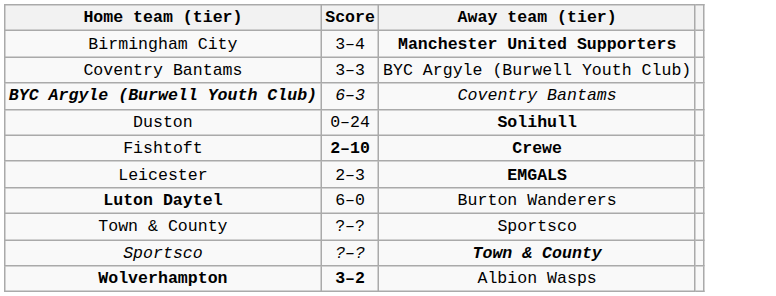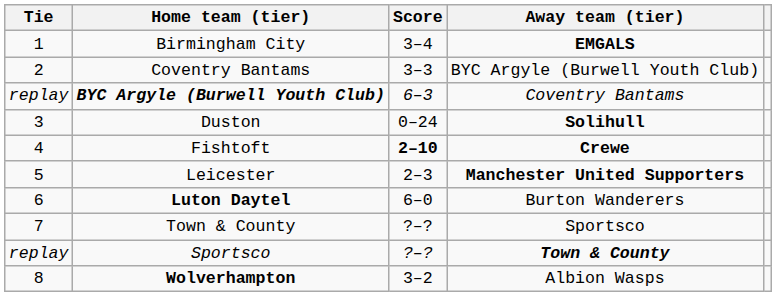+ column: (39, 18)
(537, 44) Manchester United Supporters -> (605, 44) EMGALS
(537, 175) EMGALS -> (605, 175) Manchester United Supporters
(350, 279) bold -> (418, 279) normal
